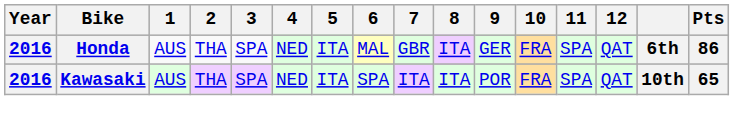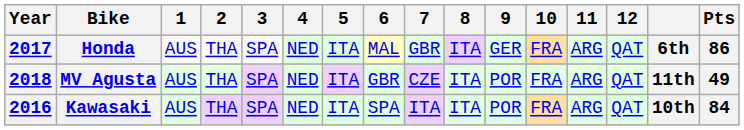(30, 49) 2016 -> (30, 49) 2017
(576, 49) SPA -> (587, 49) ARG
+ row: (108, 79)
(576, 79) SPA -> (587, 109) ARG
(708, 79) 65 -> (719, 109) 84
